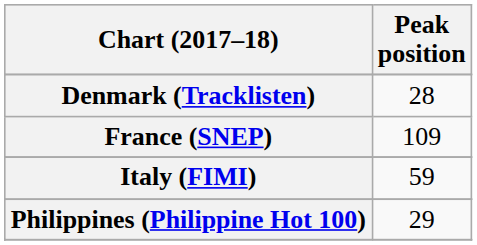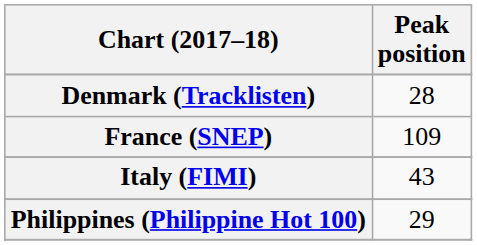(422, 177) 59 -> (422, 177) 43
